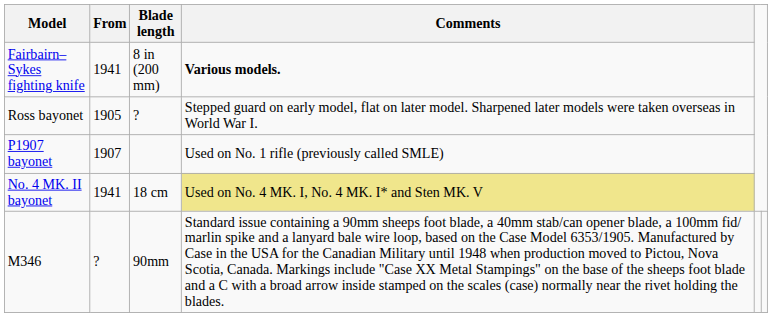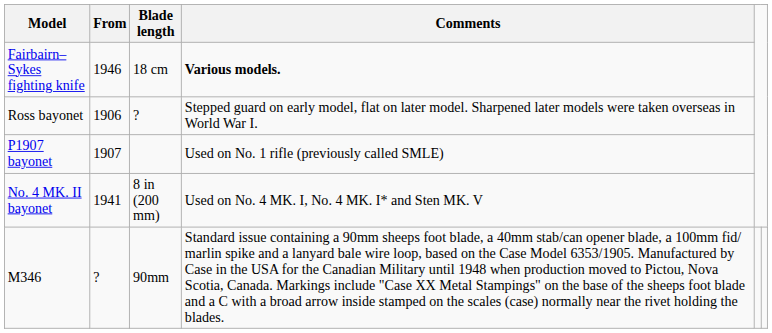(107, 69) 1941 -> (107, 69) 1946
(146, 69) 8 in (200 mm) -> (150, 69) 18 cm
(107, 115) 1905 -> (107, 115) 1906
(150, 192) 18 cm -> (146, 200) 8 in (200 mm)
(334, 192) khaki background -> (334, 200) no background
